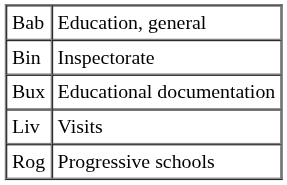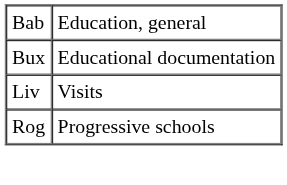- row: (26, 57)
